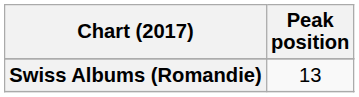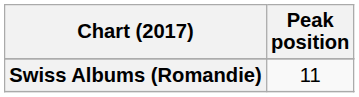(310, 75) 13 -> (310, 75) 11
